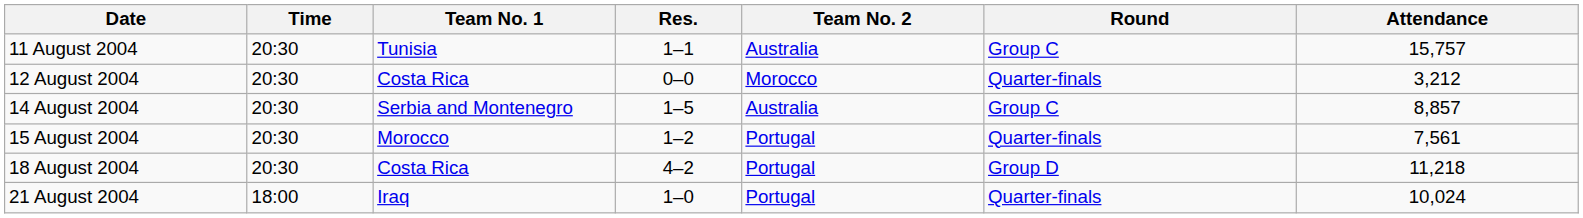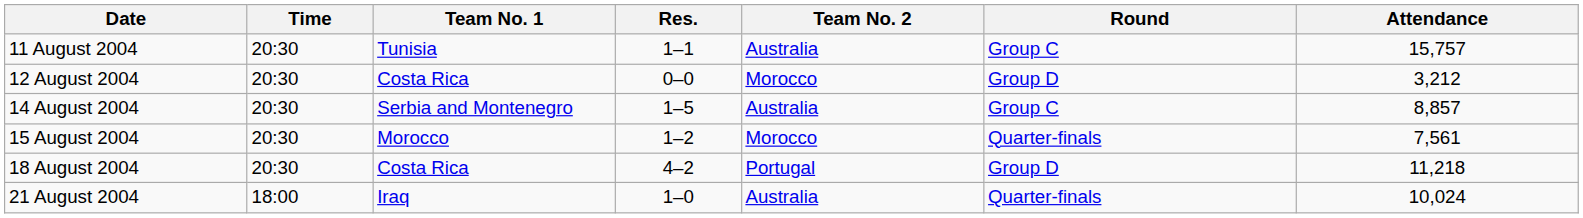(1045, 78) Quarter-finals -> (1023, 78) Group D
(780, 138) Portugal -> (781, 138) Morocco
(780, 197) Portugal -> (782, 197) Australia
